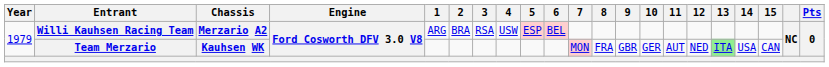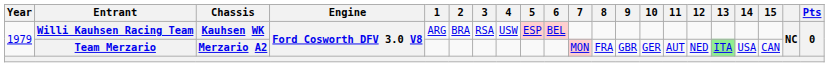(233, 30) Merzario A2 -> (233, 30) Kauhsen WK
(233, 48) Kauhsen WK -> (233, 48) Merzario A2
